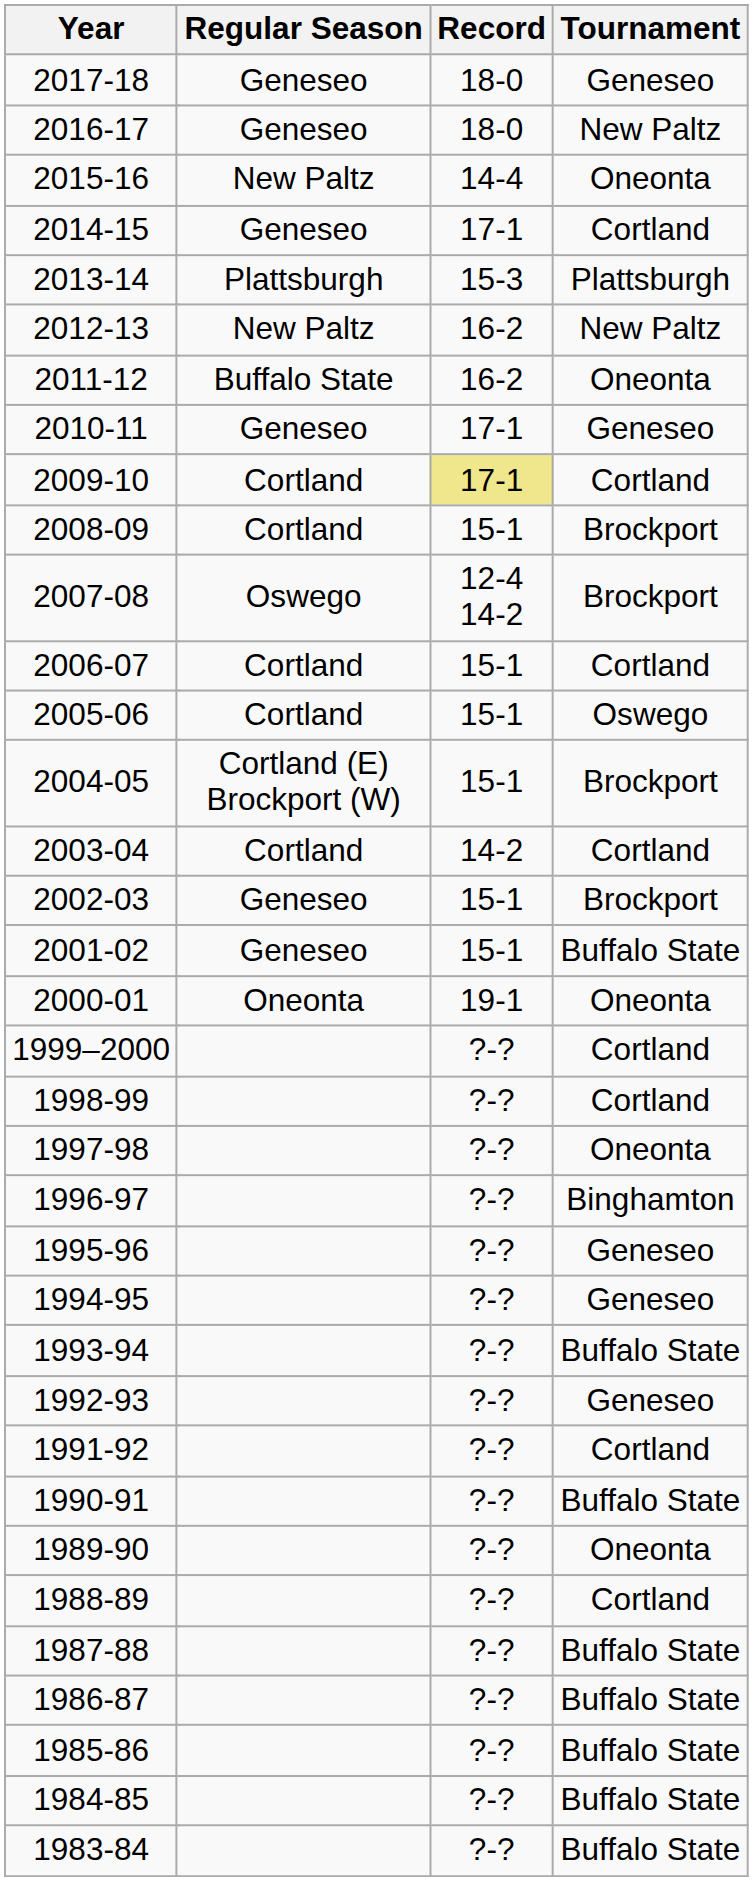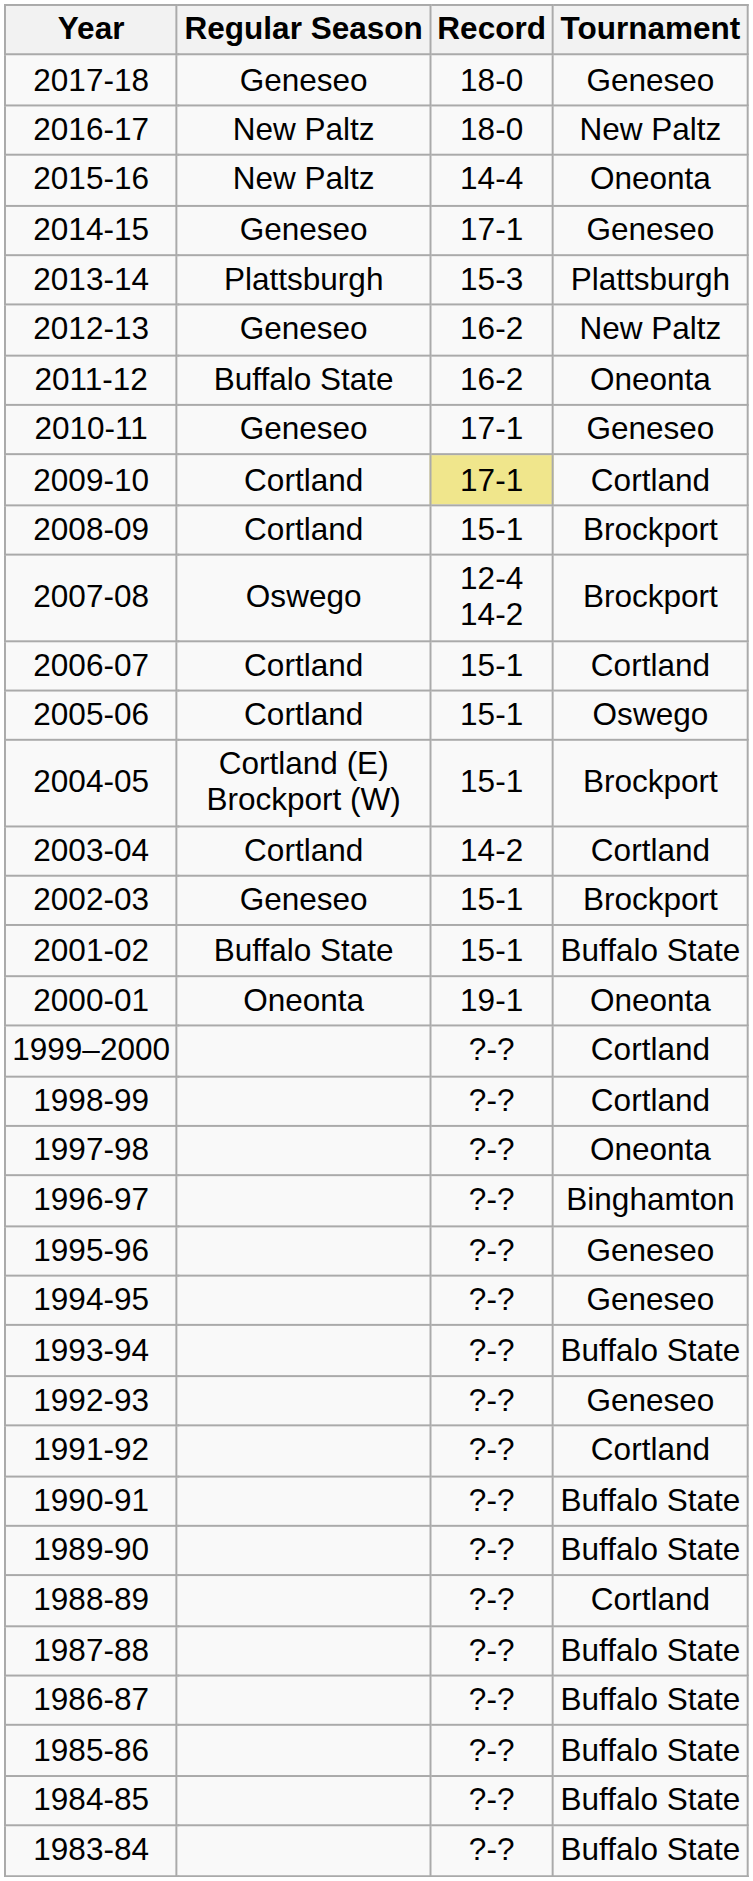(304, 129) Geneseo -> (304, 129) New Paltz
(650, 229) Cortland -> (650, 229) Geneseo
(304, 329) New Paltz -> (304, 329) Geneseo
(304, 950) Geneseo -> (304, 950) Buffalo State
(650, 1550) Oneonta -> (650, 1550) Buffalo State
